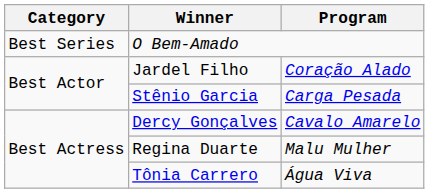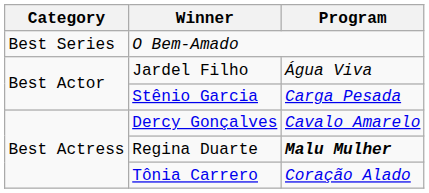(348, 70) Coração Alado -> (329, 70) Água Viva
(338, 149) normal -> (338, 149) bold
(329, 175) Água Viva -> (348, 175) Coração Alado
